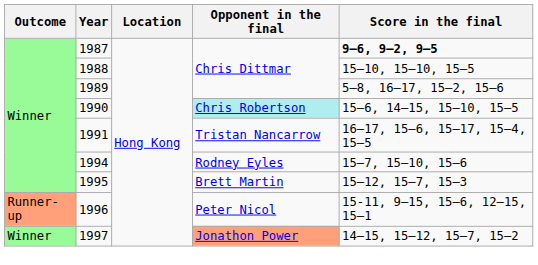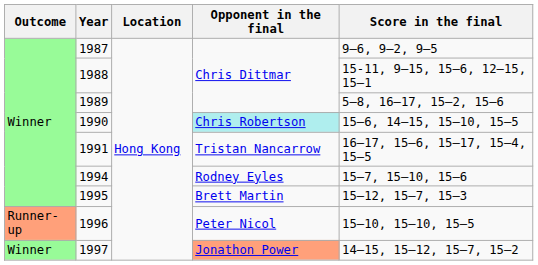(390, 48) bold -> (390, 48) normal
(408, 68) 15–10, 15–10, 15–5 -> (434, 75) 15-11, 9–15, 15–6, 12–15, 15–1
(434, 209) 15-11, 9–15, 15–6, 12–15, 15–1 -> (408, 223) 15–10, 15–10, 15–5
